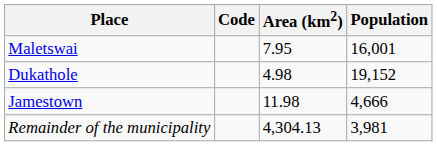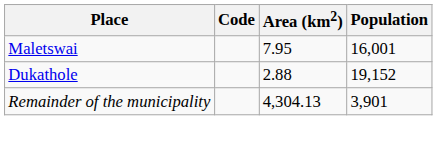(277, 74) 4.98 -> (277, 74) 2.88
- row: (45, 101)
(369, 127) 3,981 -> (369, 101) 3,901
